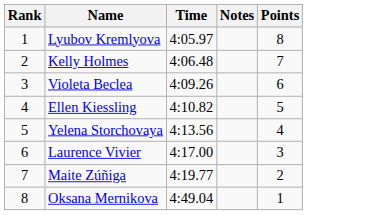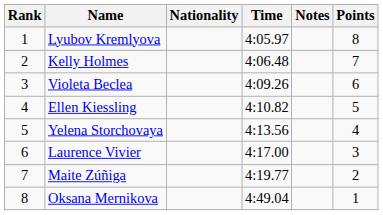+ column: (204, 15)
